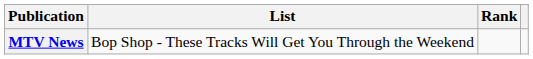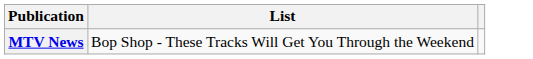- column: (499, 16)
